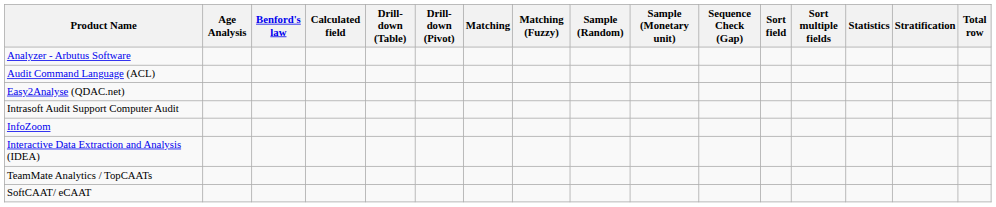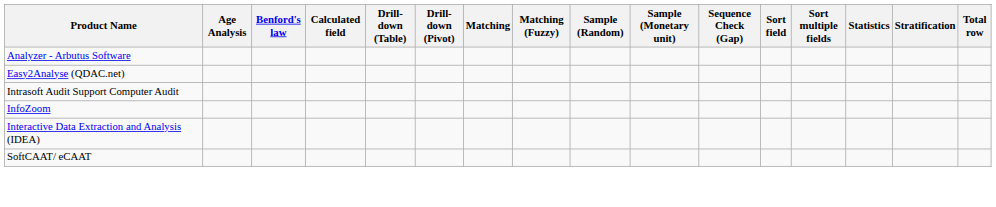- row: (81, 73)
- row: (80, 174)
